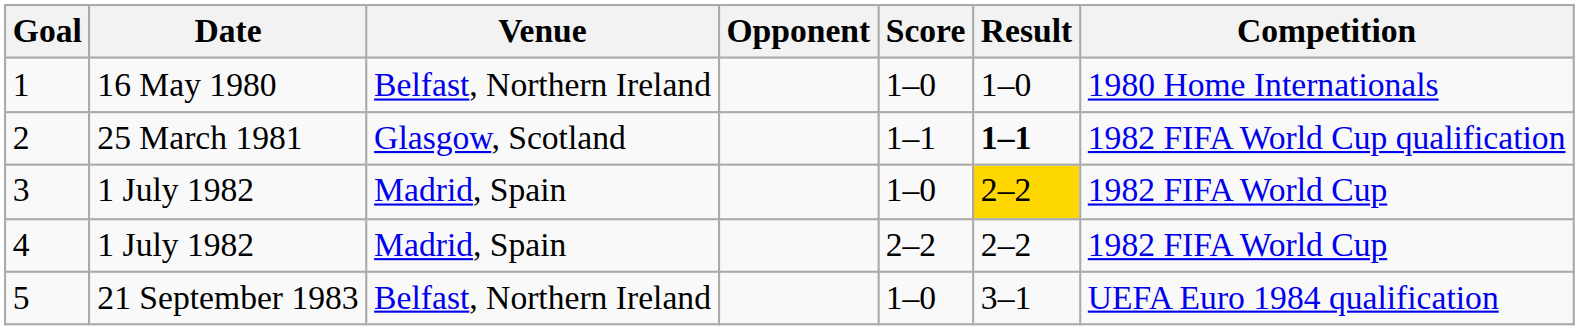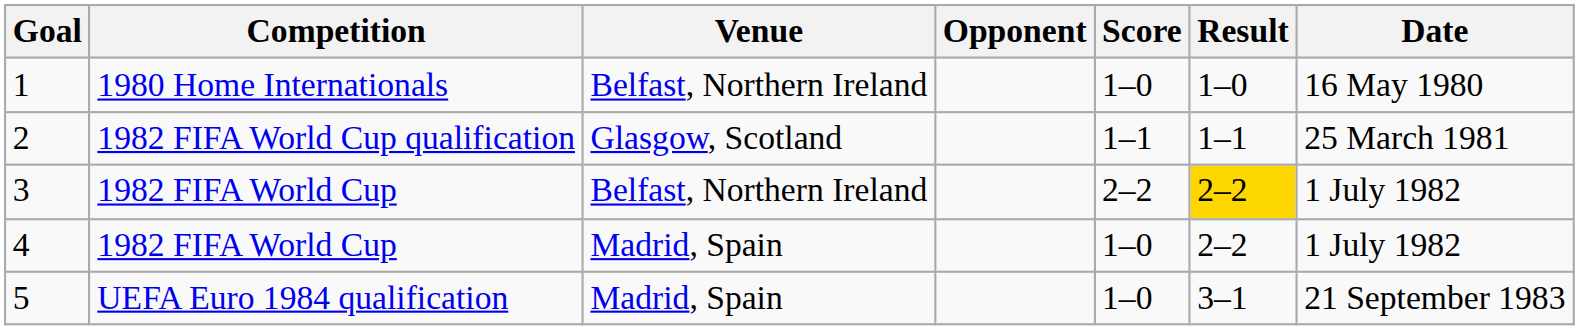columns swapped: (228, 31) <-> (1327, 31)
(1006, 137) bold -> (1222, 137) normal
(470, 191) Madrid, Spain -> (759, 191) Belfast, Northern Ireland
(911, 191) 1–0 -> (1127, 191) 2–2
(911, 244) 2–2 -> (1127, 244) 1–0
(543, 297) Belfast, Northern Ireland -> (687, 297) Madrid, Spain
